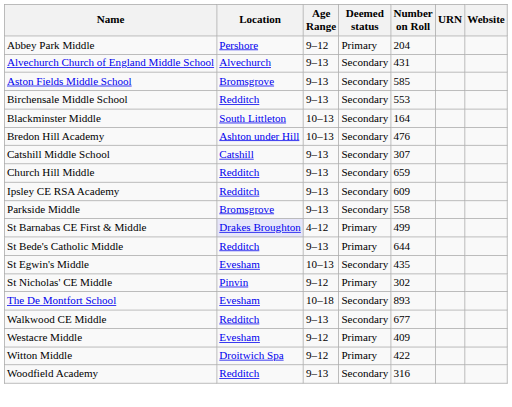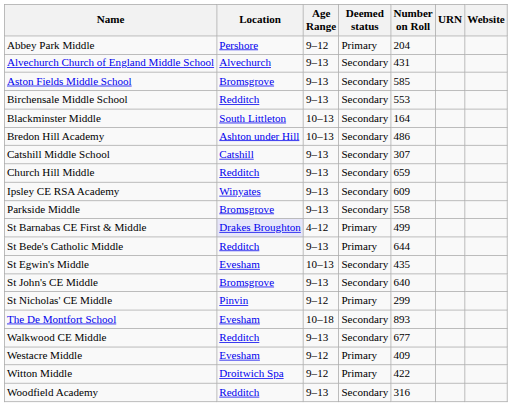(402, 136) 476 -> (402, 136) 486
(239, 191) Redditch -> (240, 191) Winyates
+ row: (52, 283)
(402, 283) 302 -> (402, 301) 299
